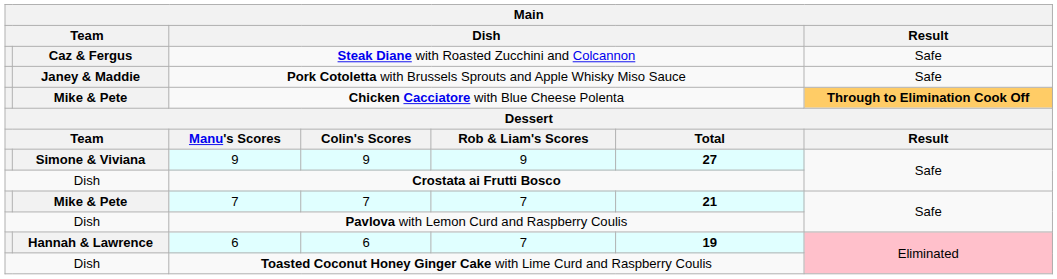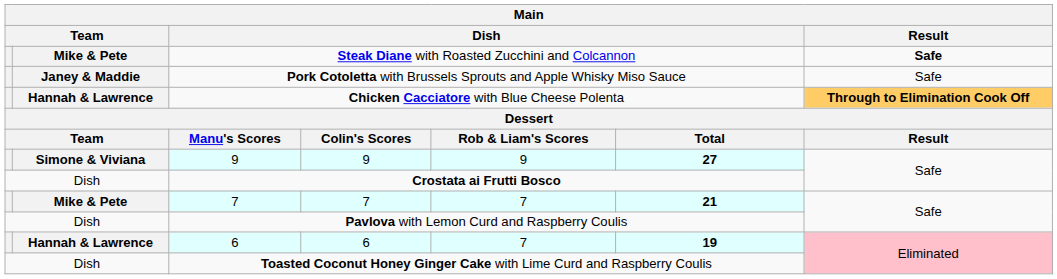(91, 57) Caz & Fergus -> (91, 57) Mike & Pete
(928, 57) normal -> (928, 57) bold
(91, 98) Mike & Pete -> (91, 98) Hannah & Lawrence
